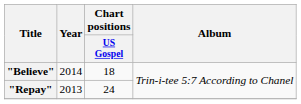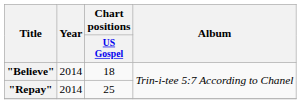(71, 89) 2013 -> (71, 89) 2014
(109, 89) 24 -> (109, 89) 25
